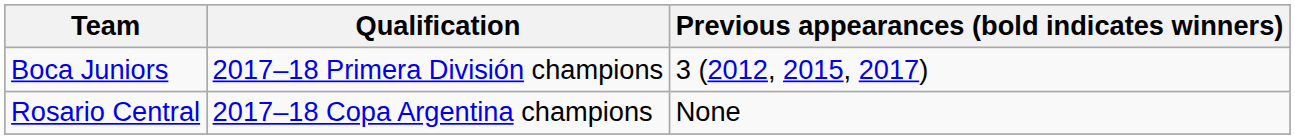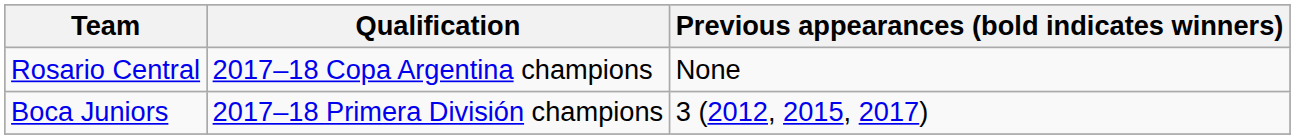rows swapped: (90, 69) <-> (106, 112)
